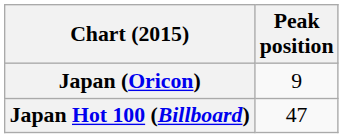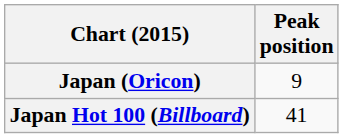(297, 115) 47 -> (297, 115) 41
